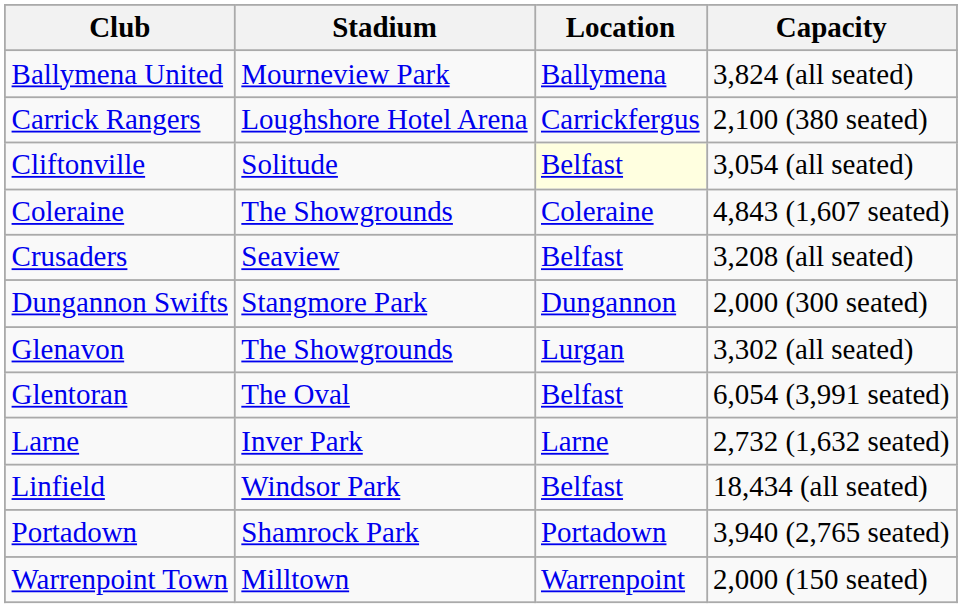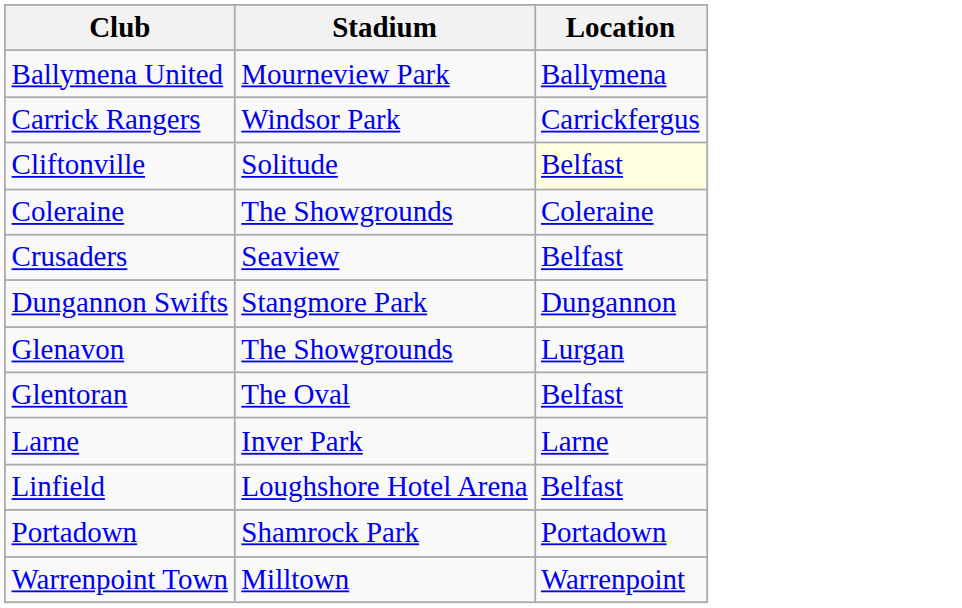- column: (831, 27)
(384, 119) Loughshore Hotel Arena -> (321, 119) Windsor Park
(321, 486) Windsor Park -> (384, 486) Loughshore Hotel Arena
